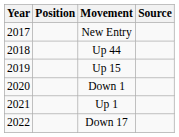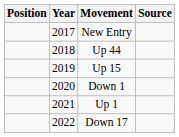columns swapped: (19, 13) <-> (55, 13)
